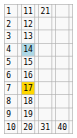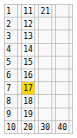(28, 50) lightblue background -> (28, 50) no background
(45, 127) 31 -> (45, 127) 30
